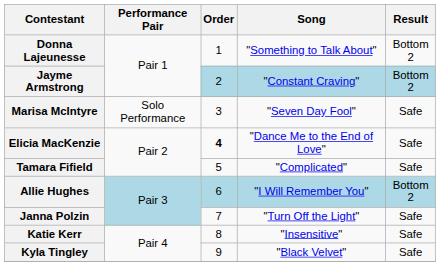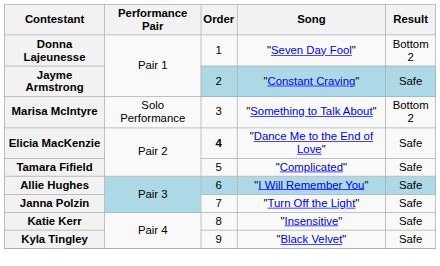(311, 50) "Something to Talk About" -> (311, 50) "Seven Day Fool"
(411, 81) Bottom 2 -> (411, 81) Safe
(311, 112) "Seven Day Fool" -> (311, 112) "Something to Talk About"
(411, 112) Safe -> (411, 112) Bottom 2
(411, 191) Bottom 2 -> (411, 185) Safe
